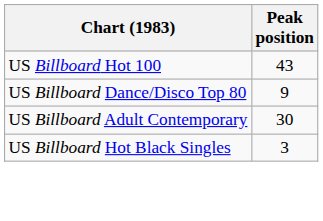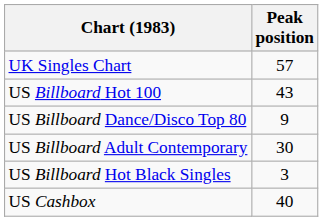+ row: (70, 65)
+ row: (52, 202)
